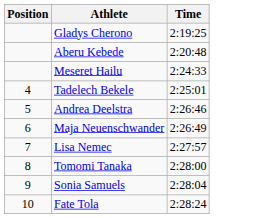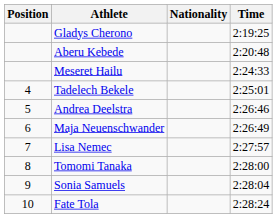+ column: (199, 14)
